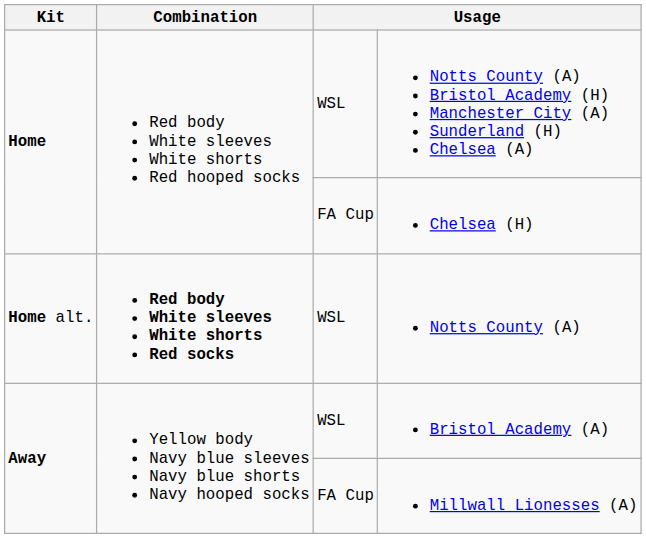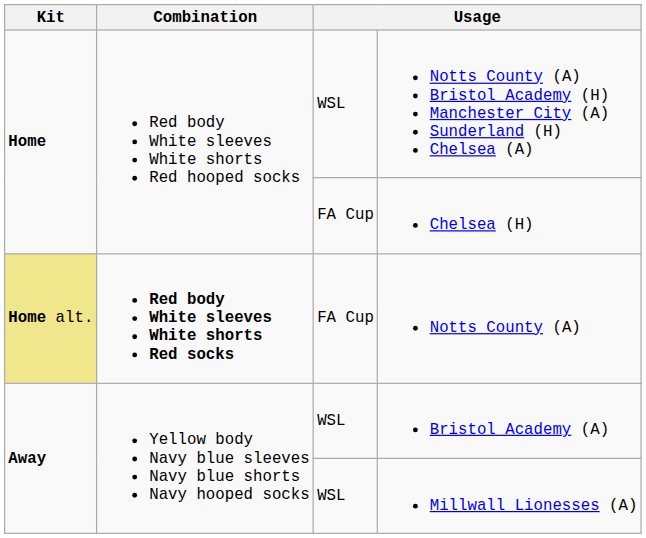(51, 318) no background -> (51, 318) khaki background
(331, 318) WSL -> (346, 318) FA Cup
(346, 496) FA Cup -> (331, 496) WSL
